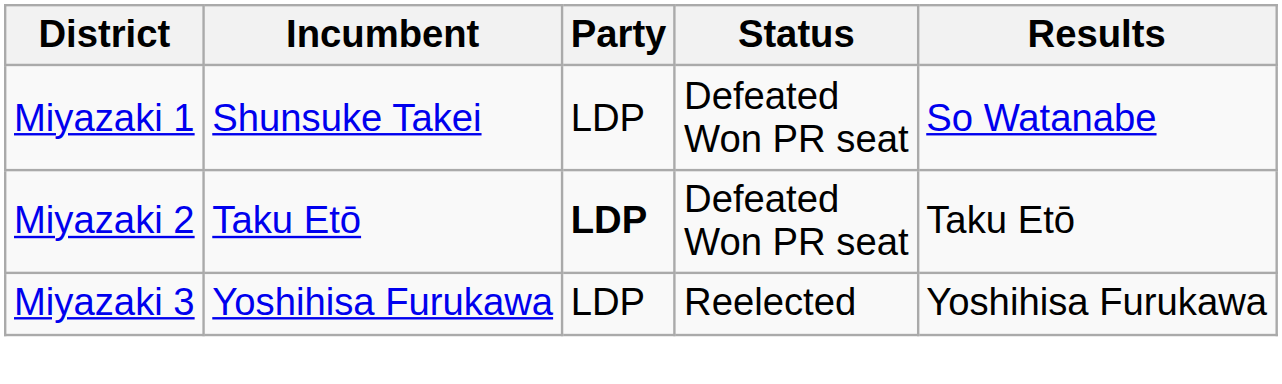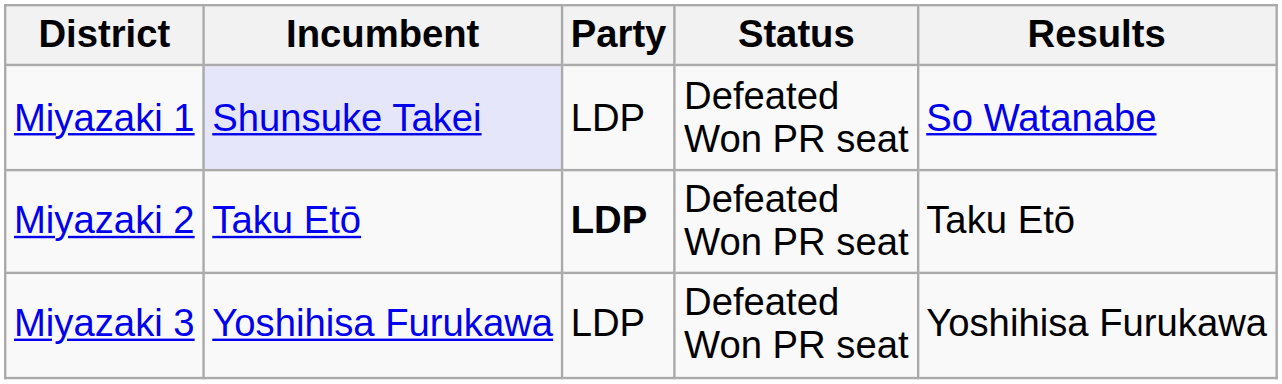(347, 116) no background -> (347, 116) lavender background
(770, 302) Reelected -> (796, 324) Defeated Won PR seat
